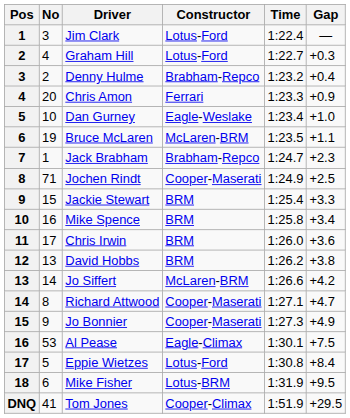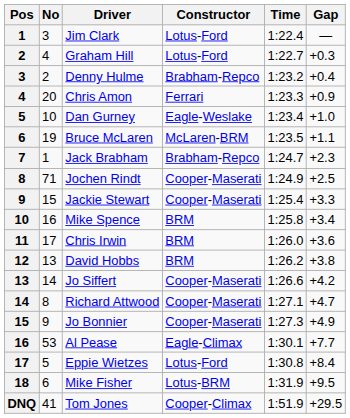(180, 199) BRM -> (213, 199) Cooper-Maserati
(207, 281) McLaren-BRM -> (213, 281) Cooper-Maserati
(322, 342) +7.5 -> (322, 342) +7.7
